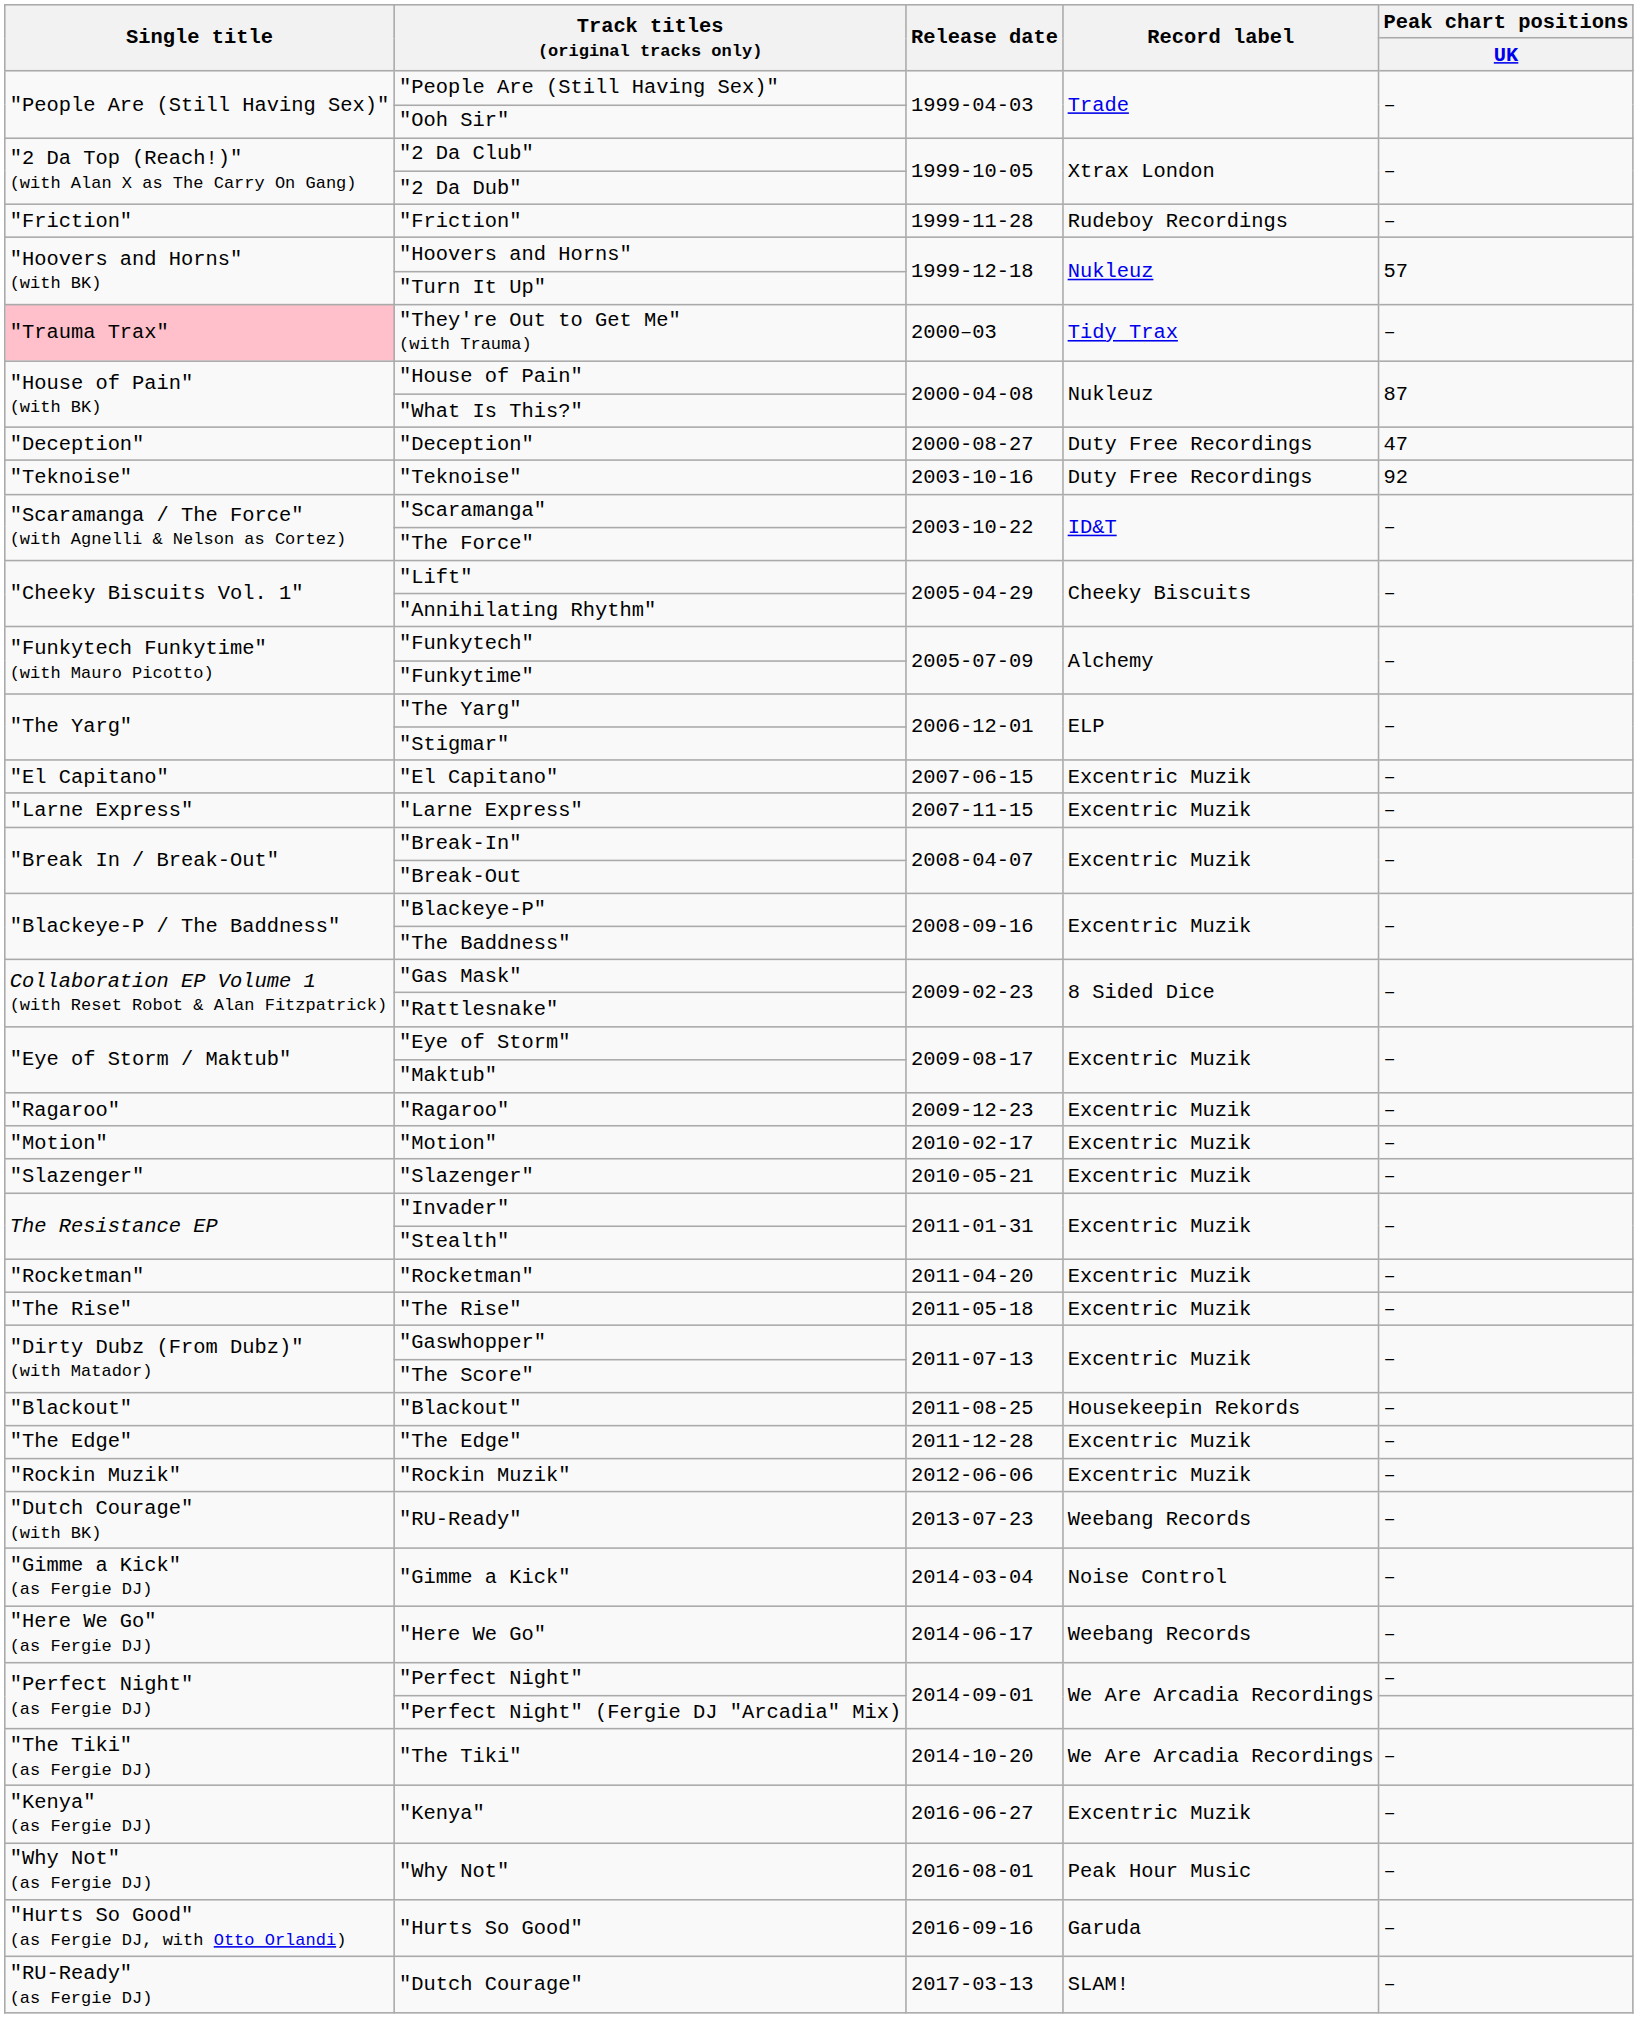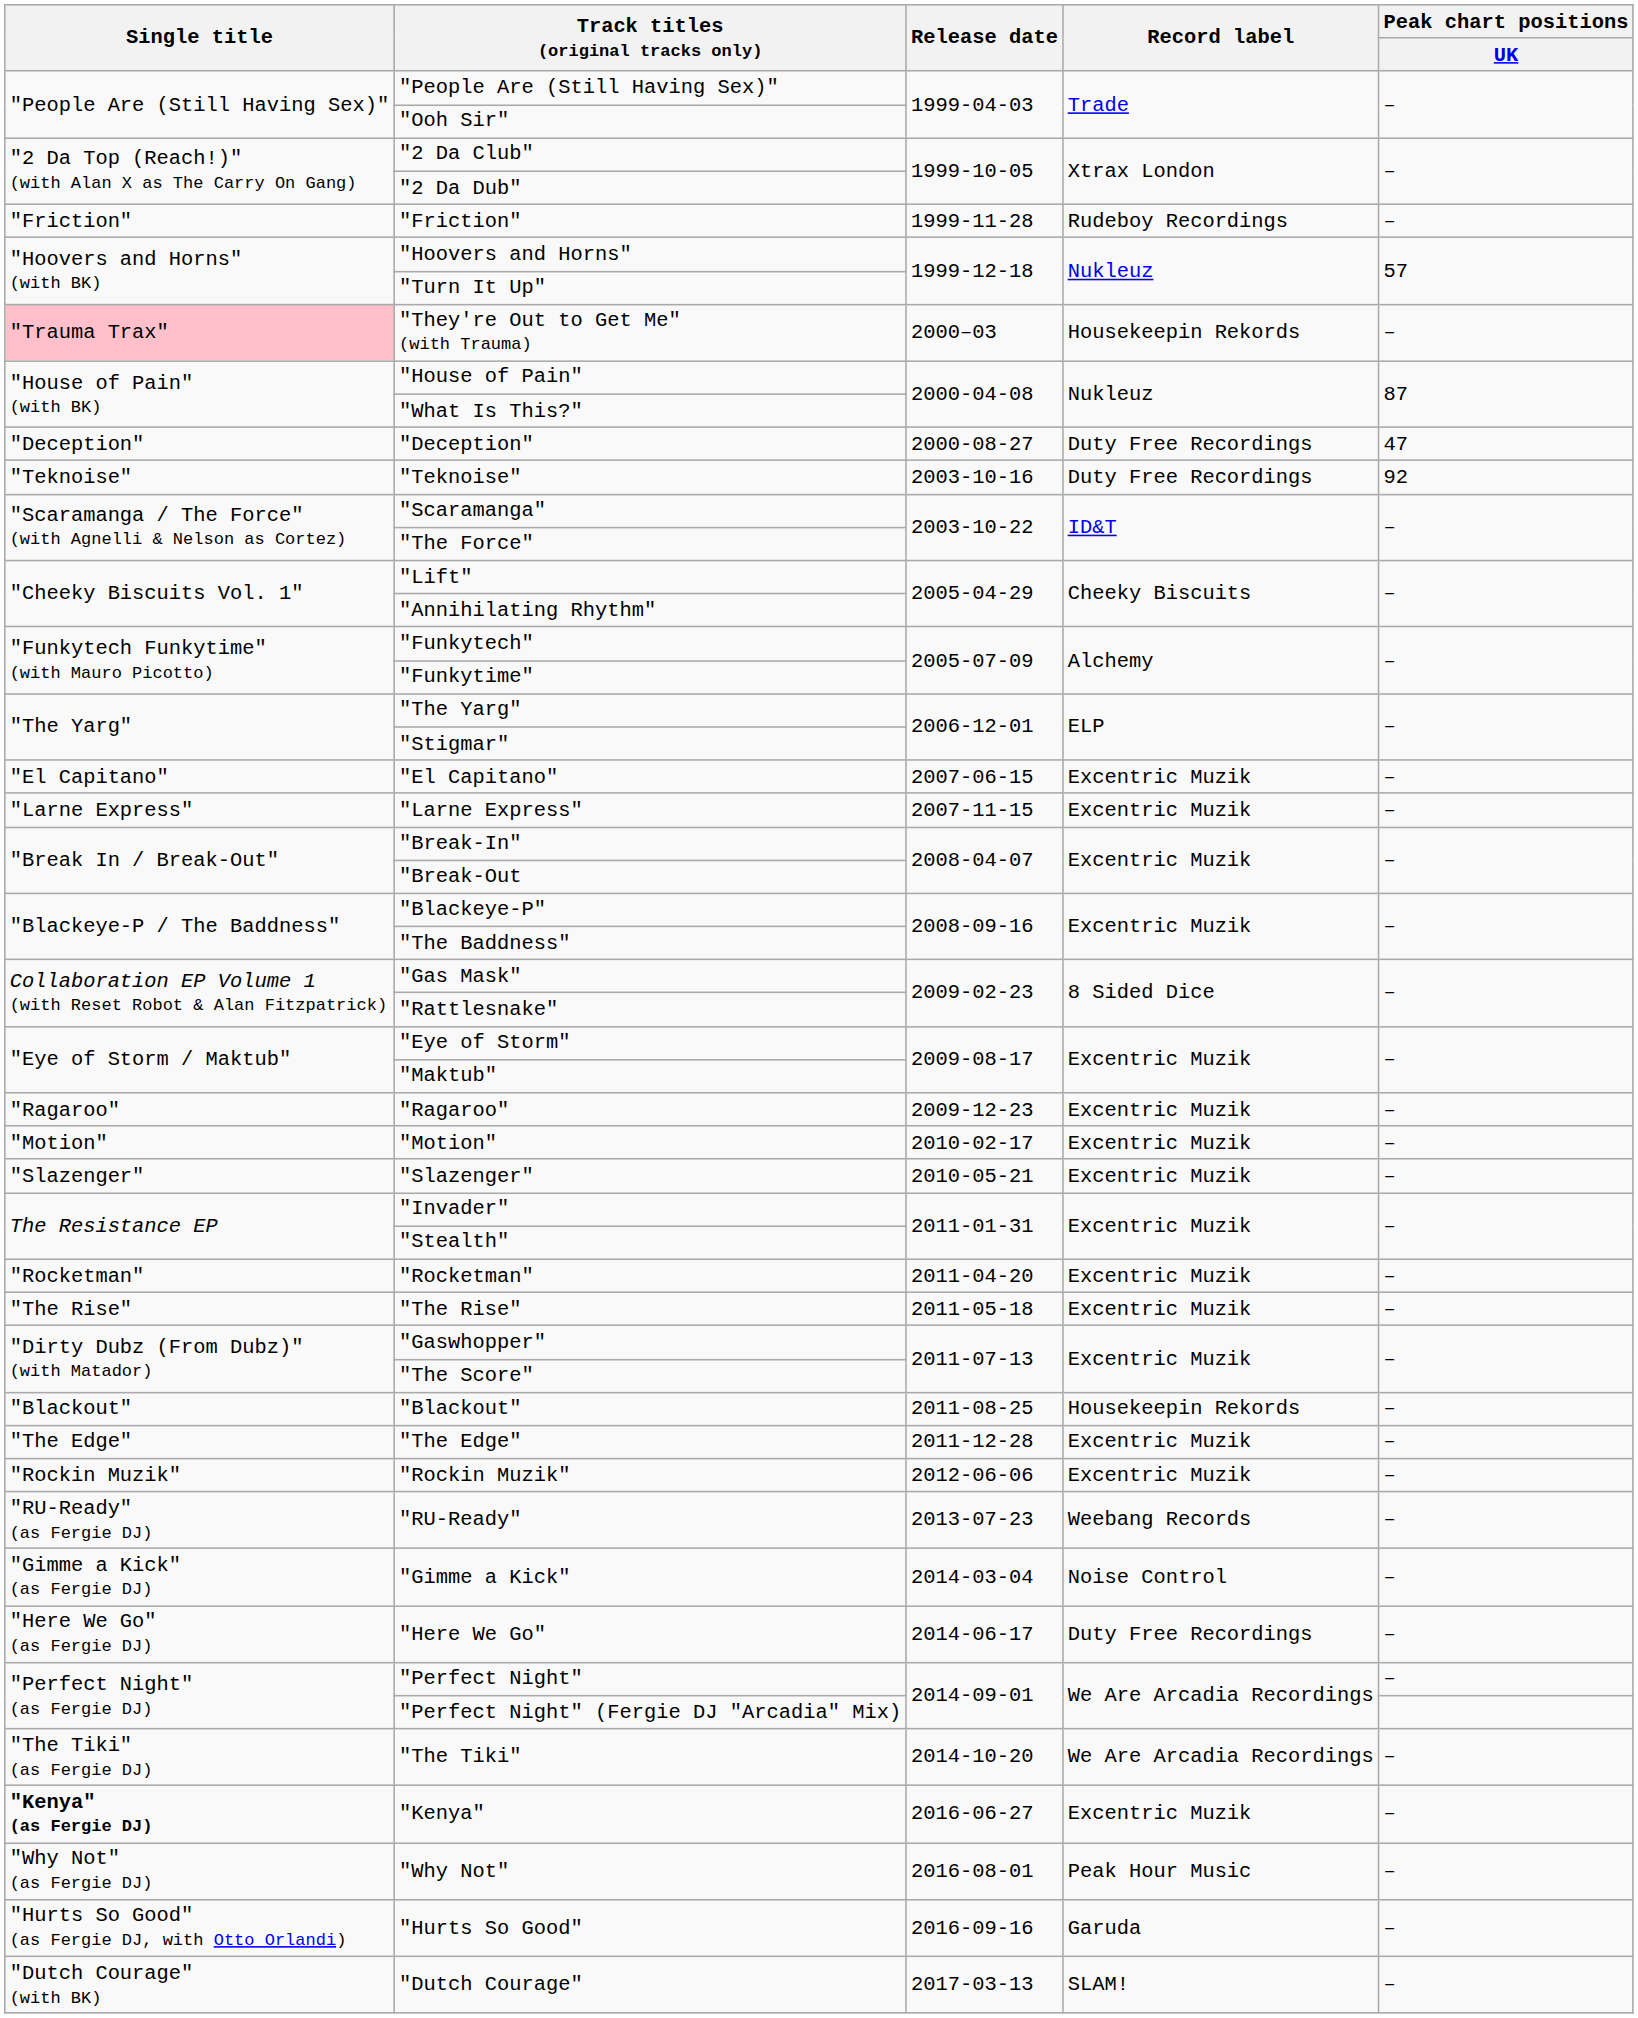(1123, 333) Tidy Trax -> (1184, 333) Housekeepin Rekords
(102, 1520) "Dutch Courage" (with BK) -> (81, 1520) "RU-Ready" (as Fergie DJ)
(1160, 1634) Weebang Records -> (1190, 1634) Duty Free Recordings
(81, 1813) normal -> (81, 1814) bold
(81, 1984) "RU-Ready" (as Fergie DJ) -> (102, 1984) "Dutch Courage" (with BK)
